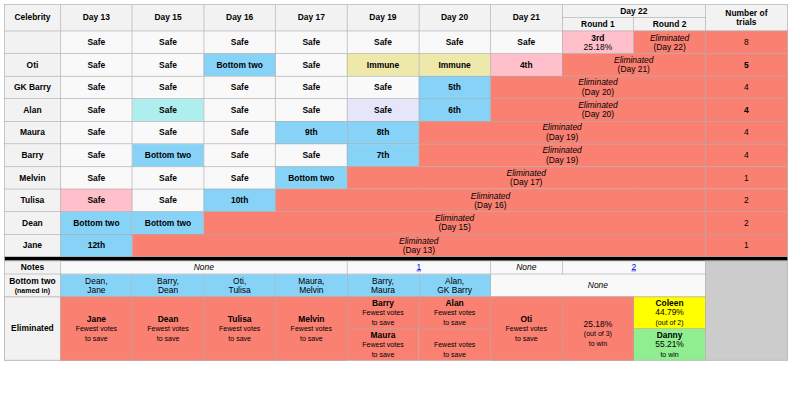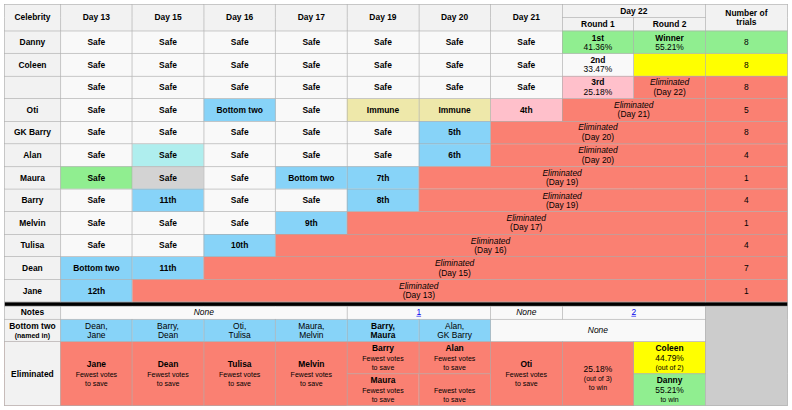+ row: (32, 42)
+ row: (32, 64)
(746, 64) bold -> (746, 110) normal
(746, 87) 4 -> (746, 132) 8
(383, 110) lavender background -> (383, 155) no background
(746, 110) bold -> (746, 155) normal
(96, 132) no background -> (96, 177) lightgreen background
(168, 132) no background -> (168, 177) lightgrey background
(311, 132) 9th -> (311, 177) Bottom two
(383, 132) 8th -> (383, 177) 7th
(746, 132) 4 -> (746, 177) 1
(168, 155) Bottom two -> (168, 200) 11th
(383, 155) 7th -> (383, 200) 8th
(311, 177) Bottom two -> (311, 223) 9th
(96, 200) pink background -> (96, 245) no background
(746, 200) 2 -> (746, 245) 4
(168, 223) Bottom two -> (168, 268) 11th
(746, 223) 2 -> (746, 268) 7
(383, 285) normal -> (383, 330) bold
